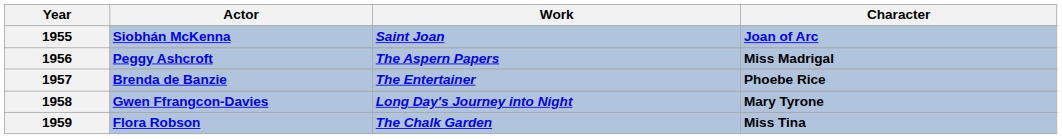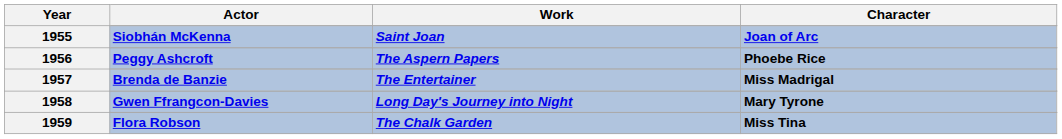(789, 58) Miss Madrigal -> (785, 58) Phoebe Rice
(785, 79) Phoebe Rice -> (789, 79) Miss Madrigal
